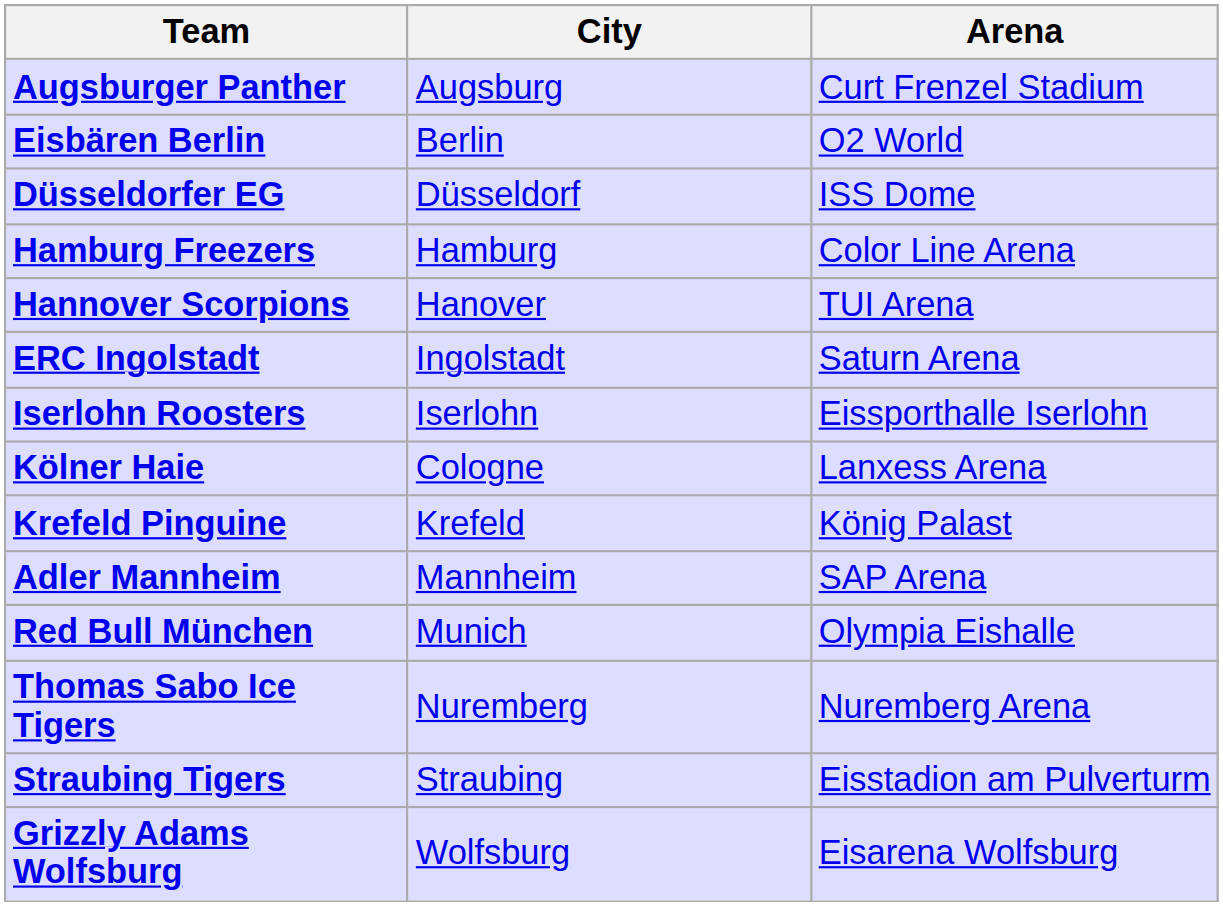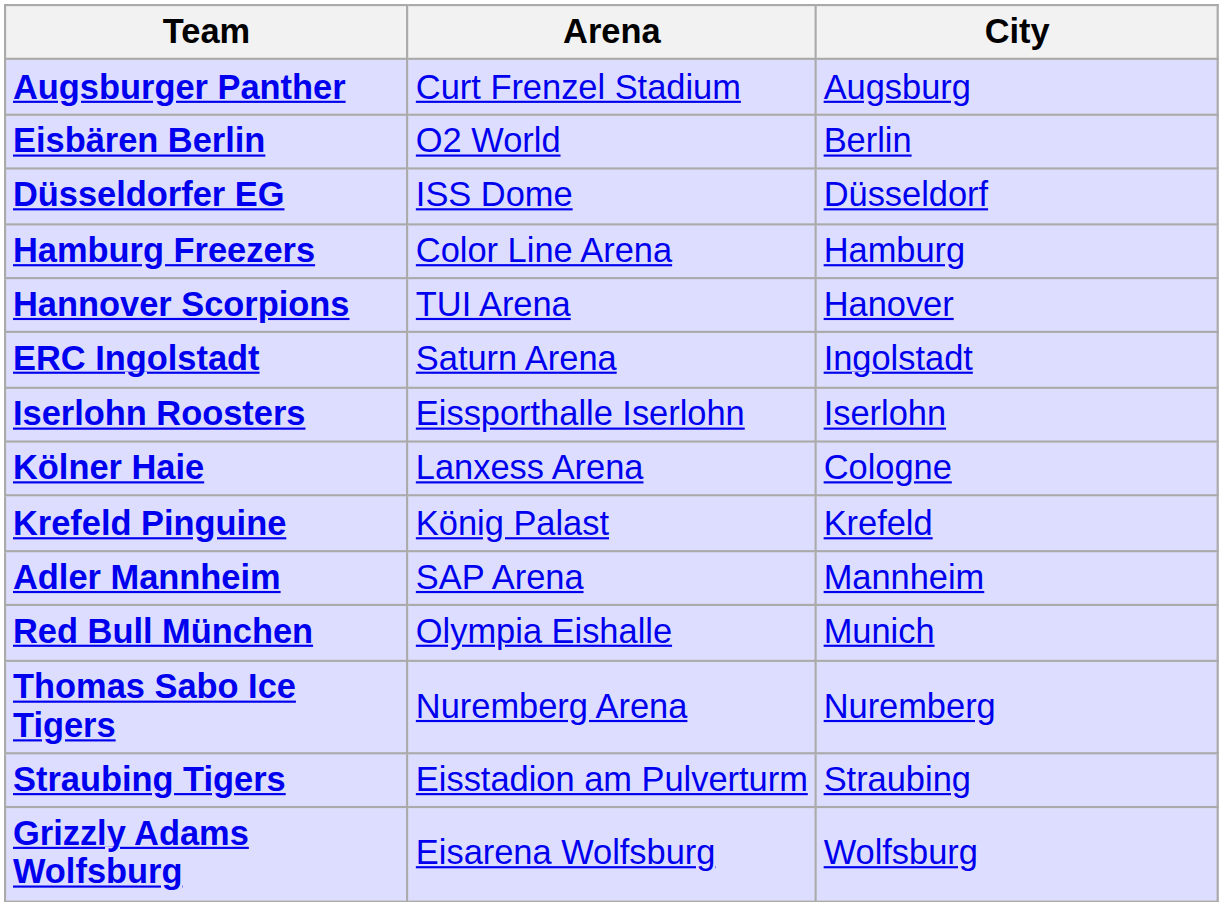columns swapped: (609, 31) <-> (1015, 31)
